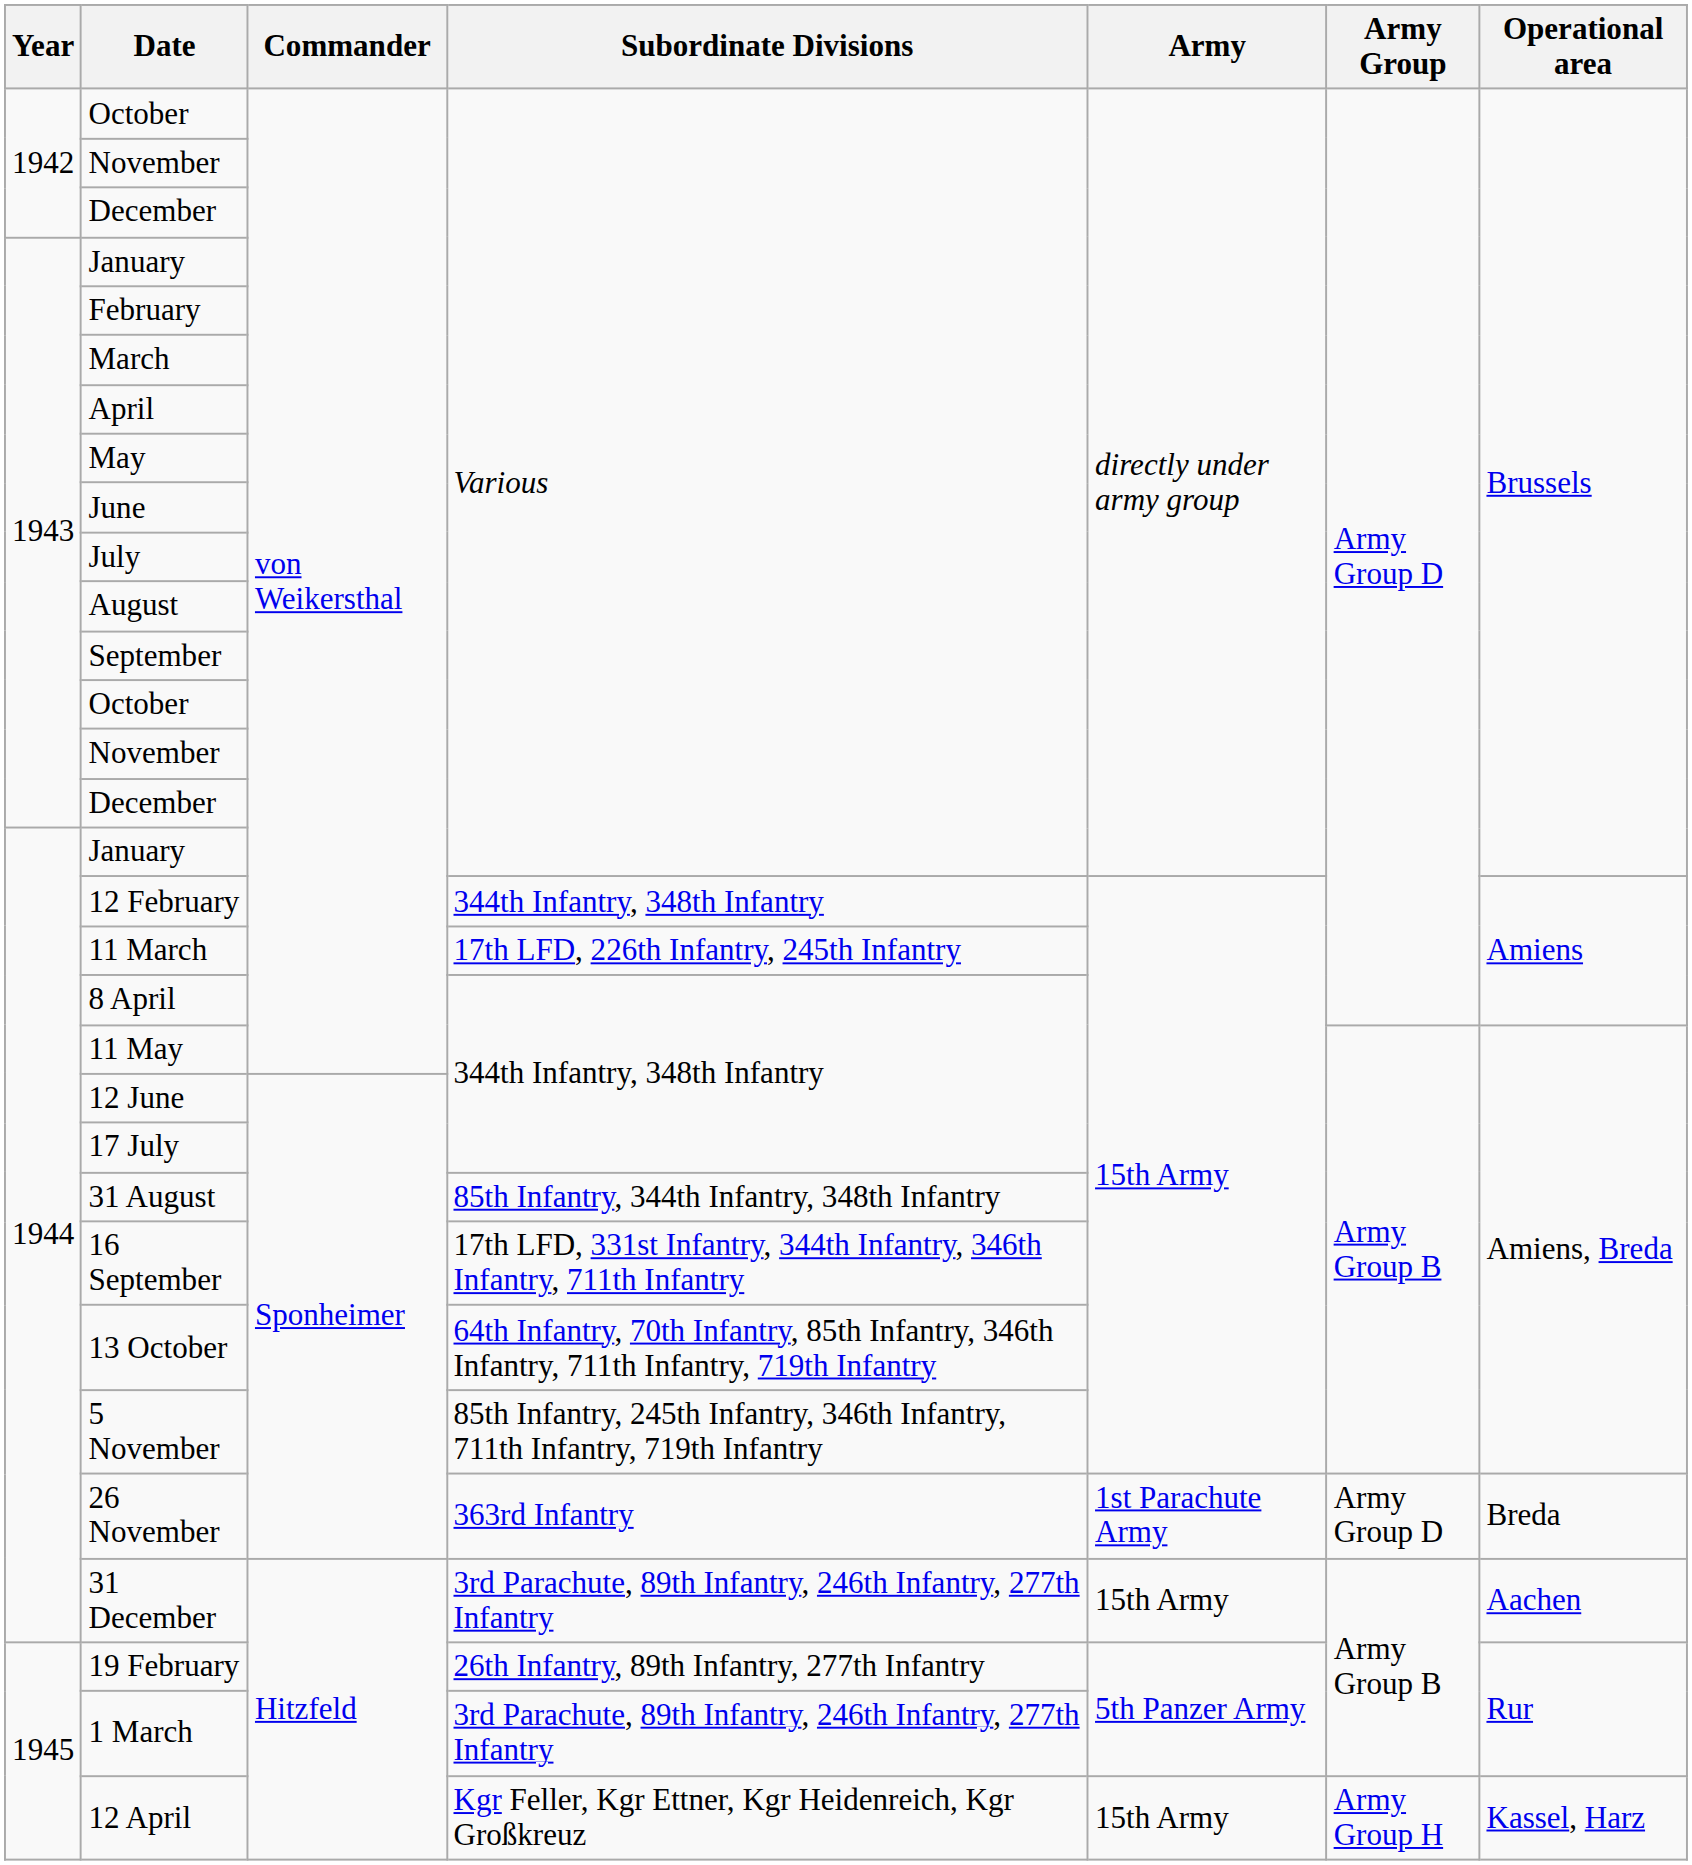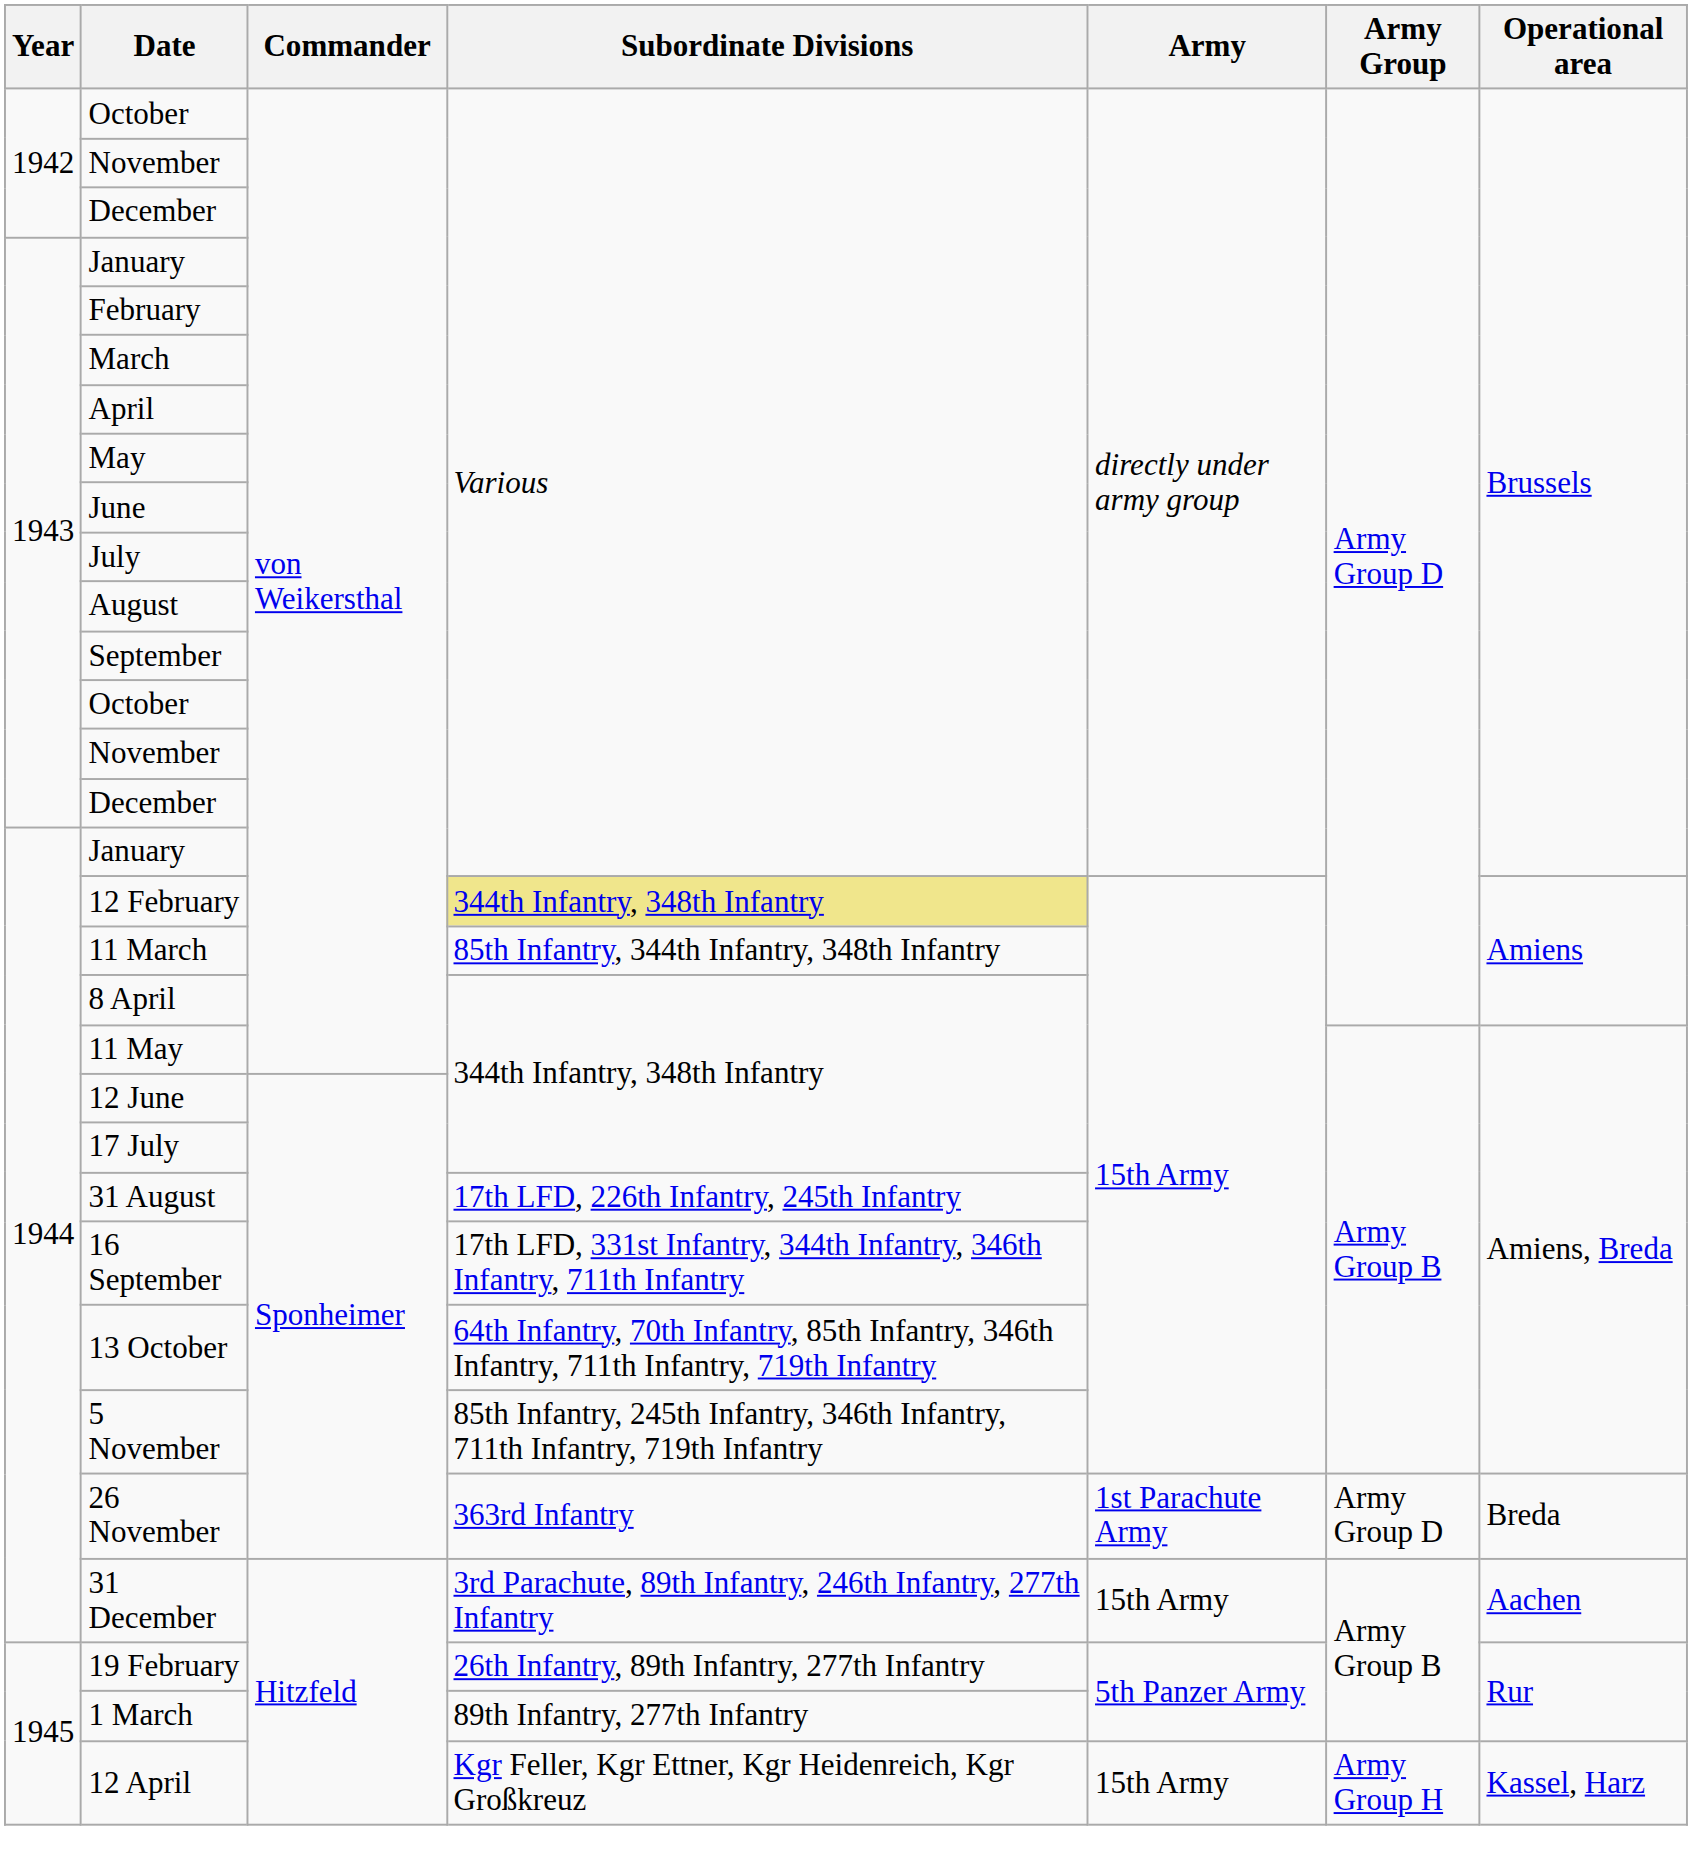(639, 900) no background -> (639, 900) khaki background
(707, 950) 17th LFD, 226th Infantry, 245th Infantry -> (727, 950) 85th Infantry, 344th Infantry, 348th Infantry
(727, 1196) 85th Infantry, 344th Infantry, 348th Infantry -> (707, 1196) 17th LFD, 226th Infantry, 245th Infantry
(767, 1732) 3rd Parachute, 89th Infantry, 246th Infantry, 277th Infantry -> (631, 1715) 89th Infantry, 277th Infantry
